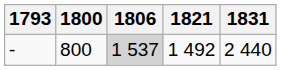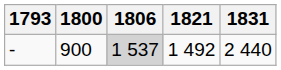(76, 49) 800 -> (76, 49) 900
